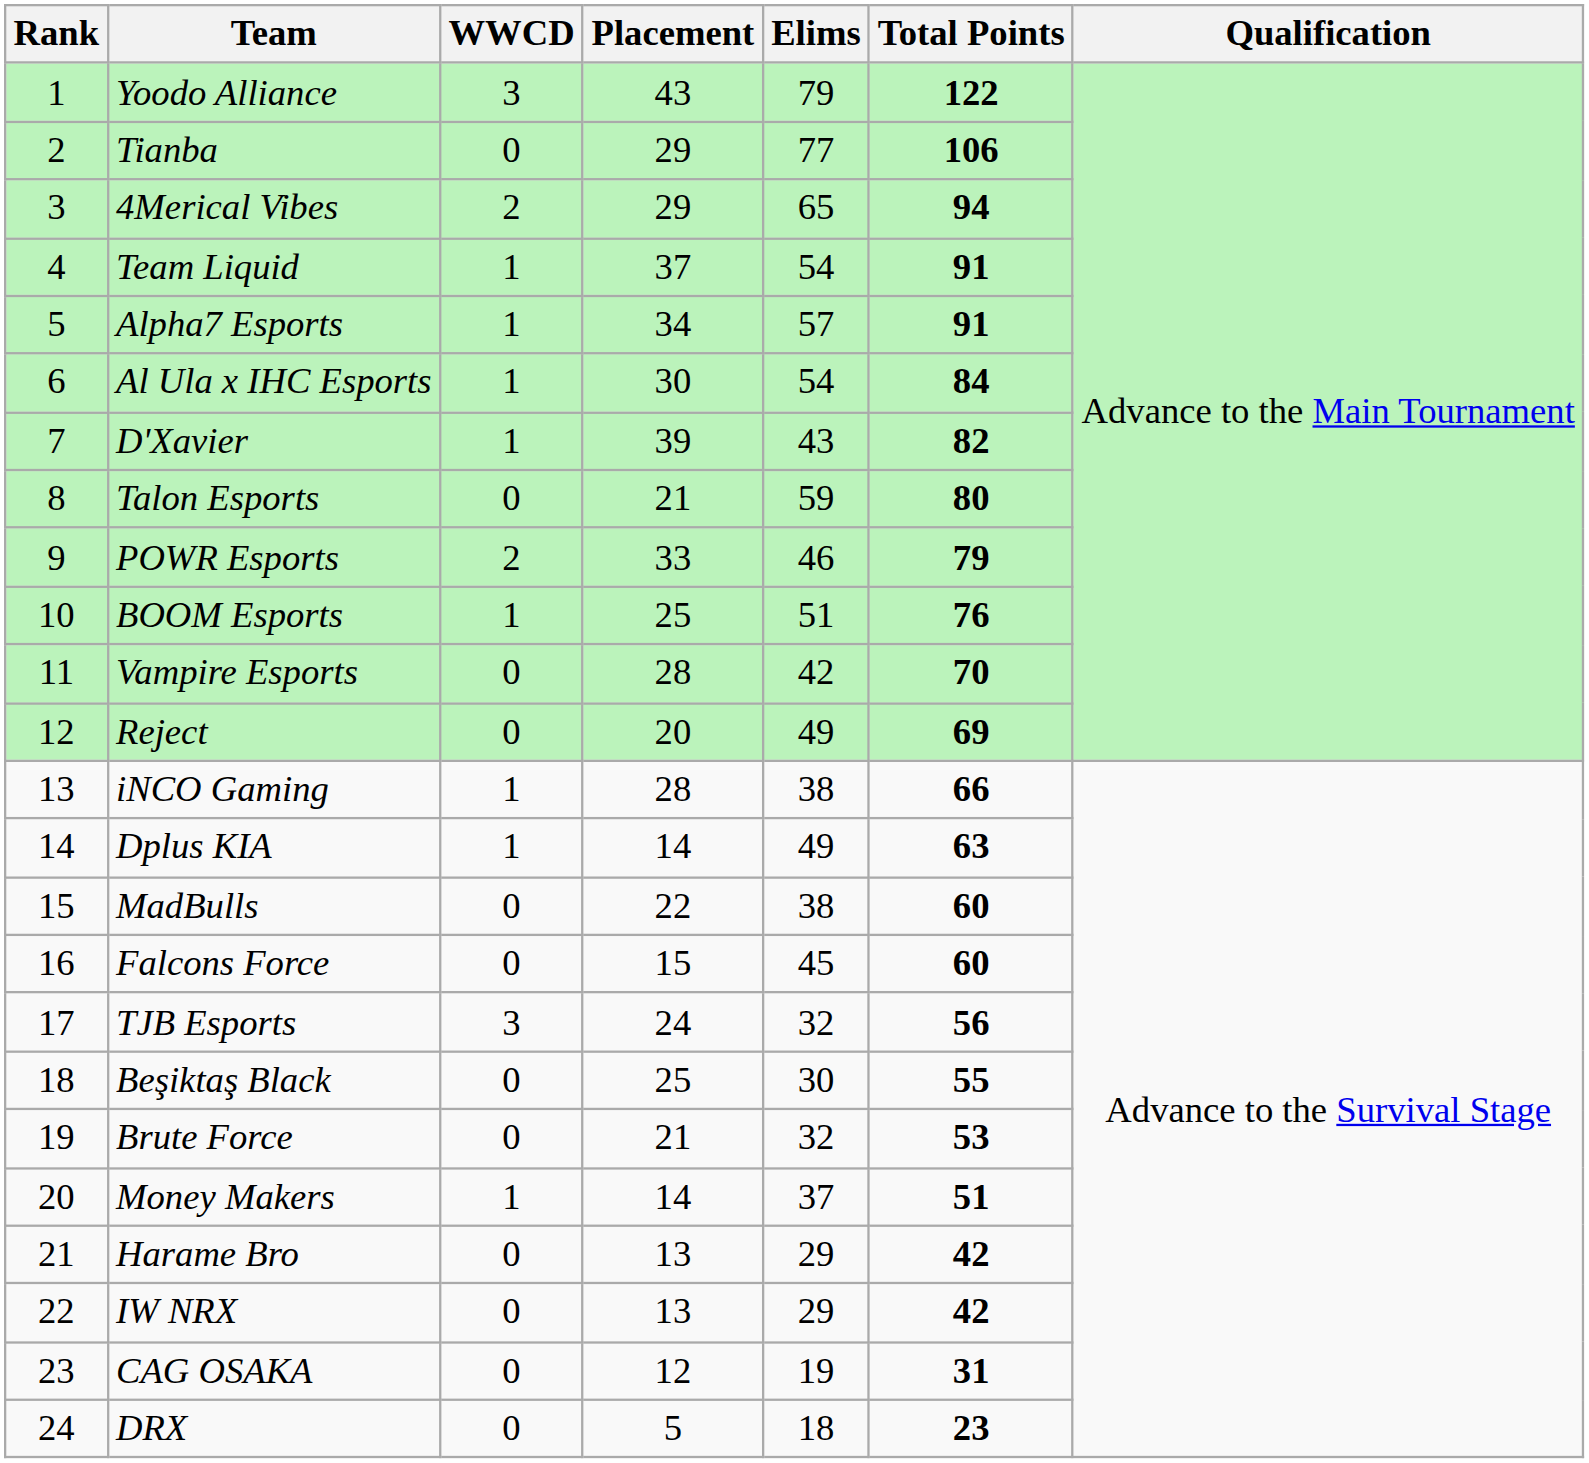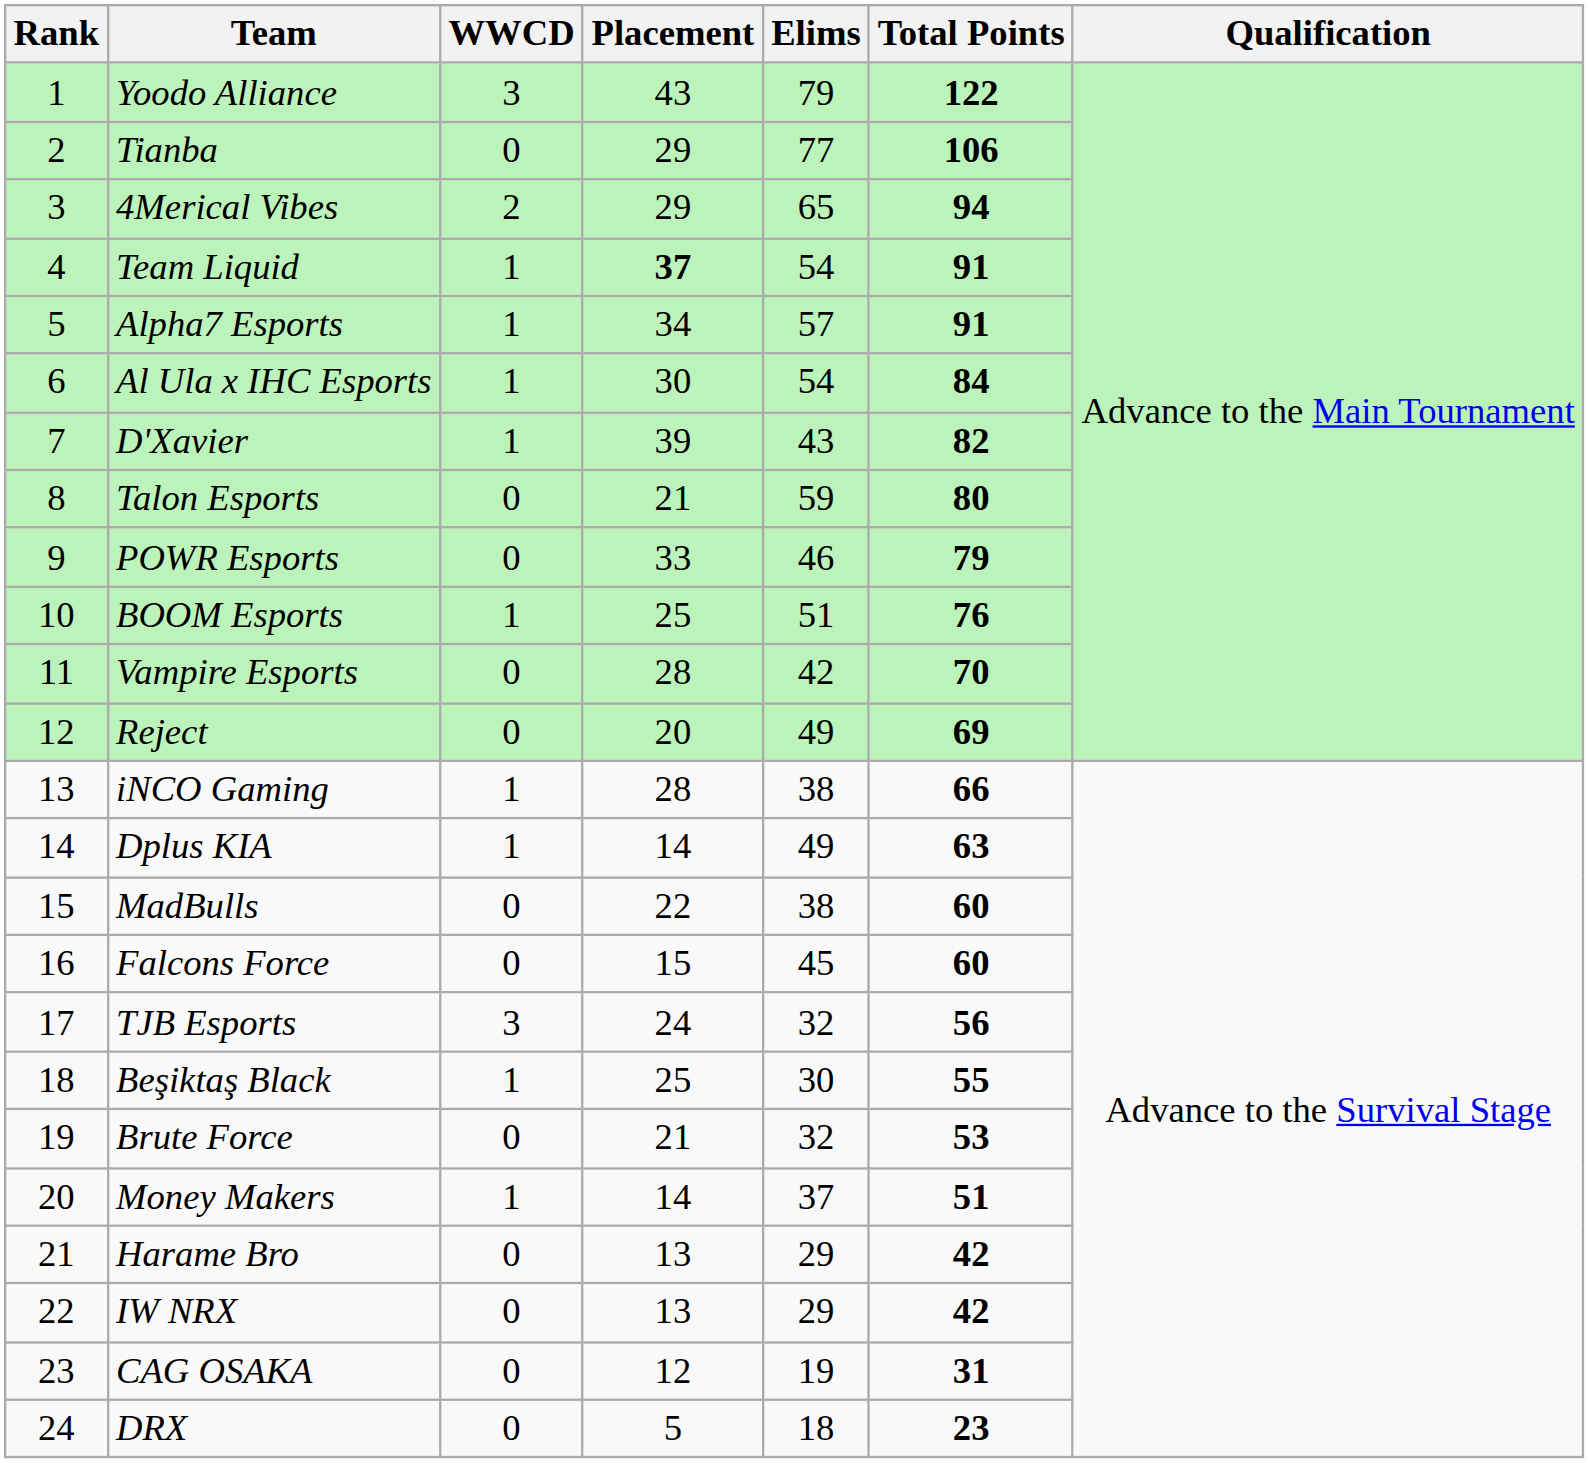(673, 265) normal -> (673, 265) bold
(512, 556) 2 -> (512, 556) 0
(512, 1079) 0 -> (512, 1079) 1
